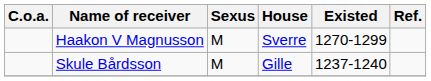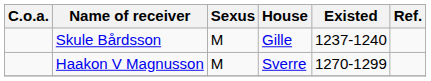rows swapped: (108, 64) <-> (130, 40)
